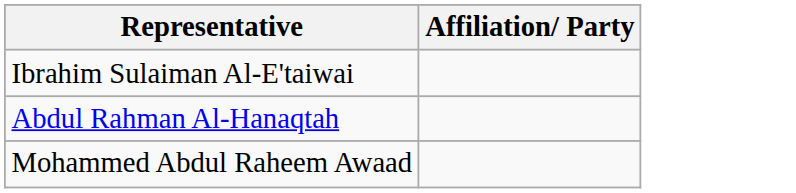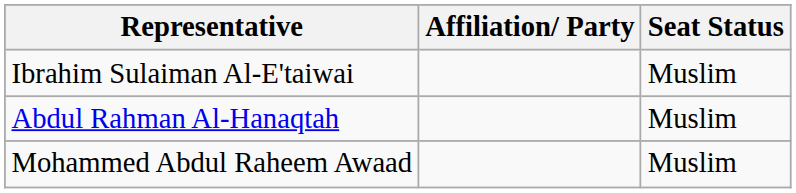+ column: (716, 27)
